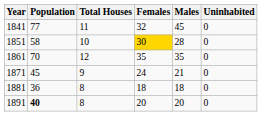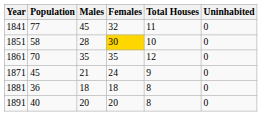columns swapped: (187, 12) <-> (106, 12)
(35, 103) bold -> (35, 103) normal
